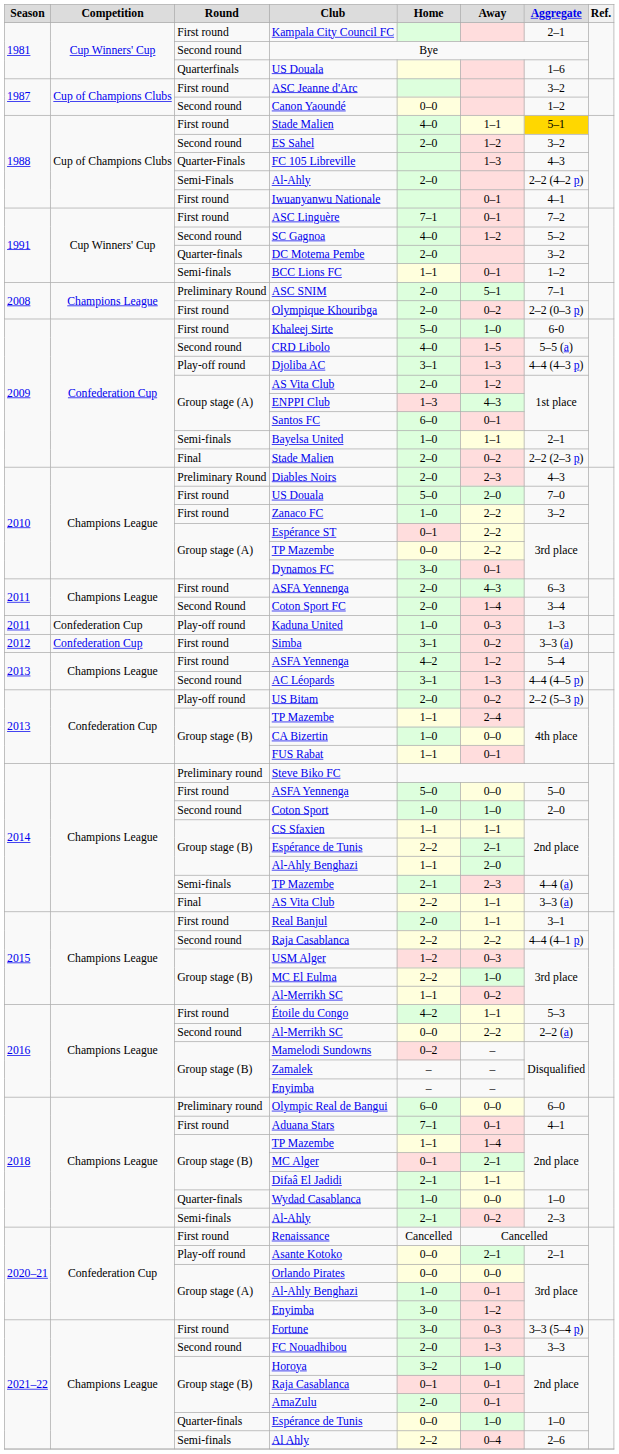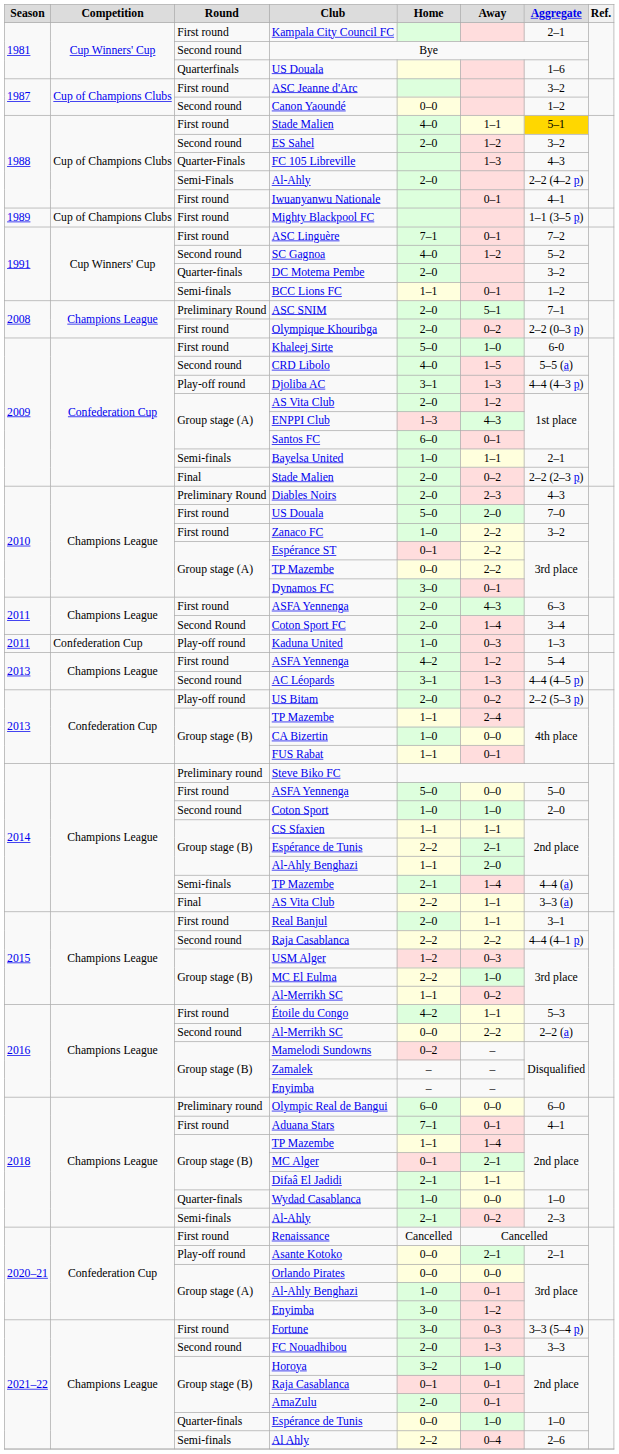+ row: (19, 217)
- row: (19, 643)
(492, 884) 2–3 -> (492, 884) 1–4
